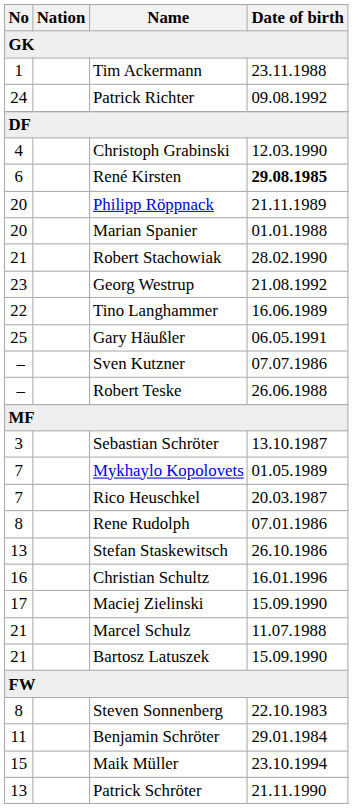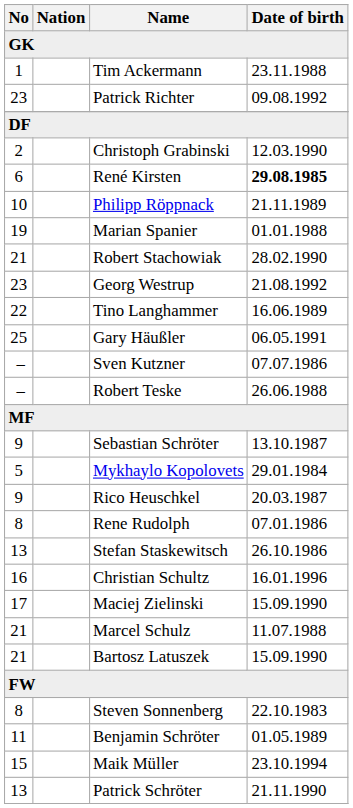(19, 97) 24 -> (19, 97) 23
(19, 151) 4 -> (19, 151) 2
(19, 204) 20 -> (19, 204) 10
(19, 230) 20 -> (19, 230) 19
(19, 444) 3 -> (19, 444) 9
(19, 470) 7 -> (19, 470) 5
(289, 470) 01.05.1989 -> (289, 470) 29.01.1984
(19, 497) 7 -> (19, 497) 9
(289, 737) 29.01.1984 -> (289, 737) 01.05.1989
